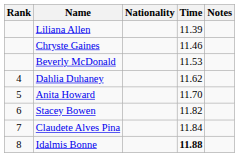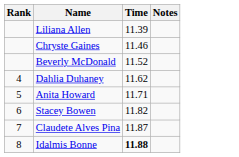- column: (150, 12)
(191, 62) 11.53 -> (136, 62) 11.52
(191, 95) 11.70 -> (136, 95) 11.71
(191, 128) 11.84 -> (136, 128) 11.87
